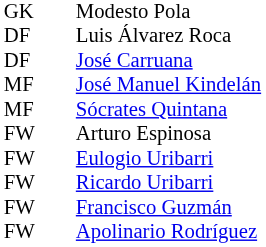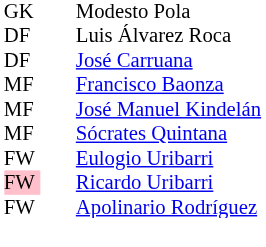+ row: (150, 84)
- row: (143, 133)
(19, 182) no background -> (19, 182) pink background
- row: (154, 206)
